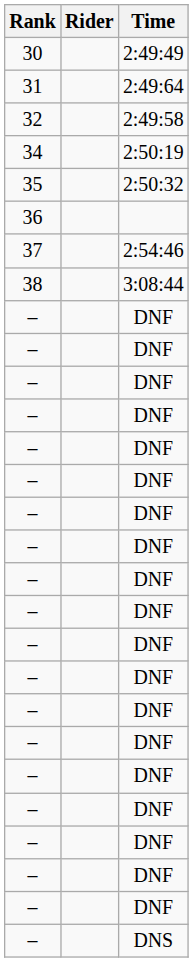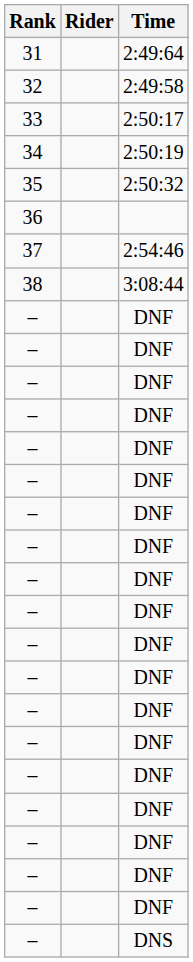- row: (33, 53)
+ row: (33, 119)
